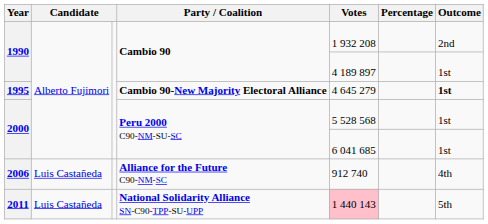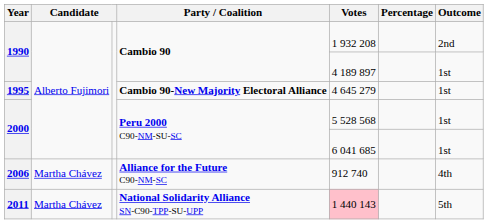(445, 90) bold -> (444, 90) normal
(68, 174) Luis Castañeda -> (68, 174) Martha Chávez
(68, 204) Luis Castañeda -> (68, 204) Martha Chávez
